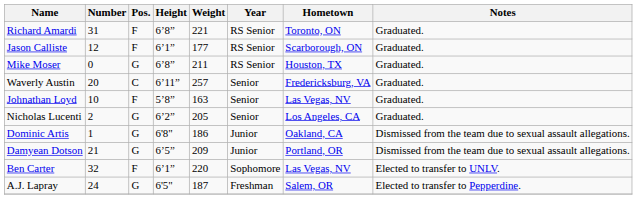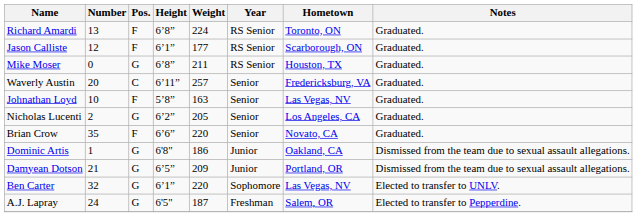(93, 30) 31 -> (93, 30) 13
(200, 30) 221 -> (200, 30) 224
+ row: (32, 133)
(134, 168) F -> (135, 185) G
